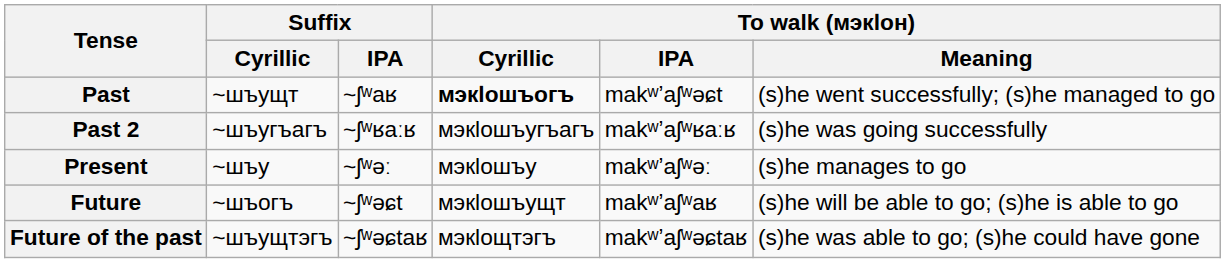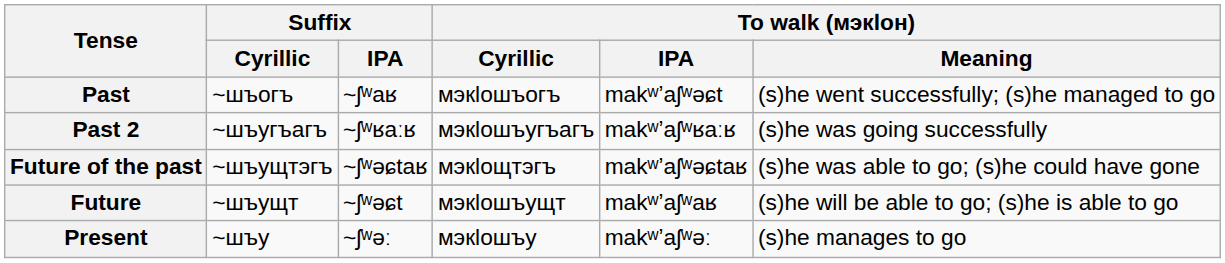(255, 94) ~шъущт -> (253, 94) ~шъогъ
(506, 94) bold -> (499, 94) normal
rows swapped: (106, 166) <-> (106, 238)
(253, 202) ~шъогъ -> (255, 202) ~шъущт
